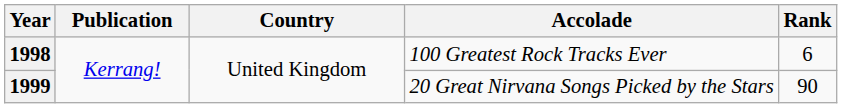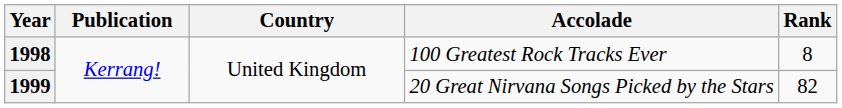(807, 53) 6 -> (807, 53) 8
(807, 86) 90 -> (807, 86) 82
